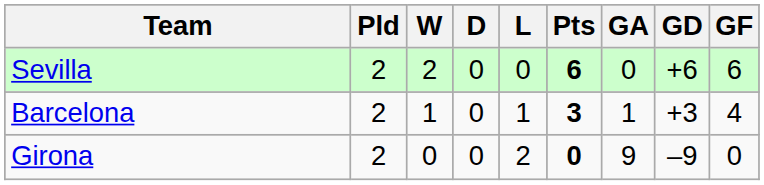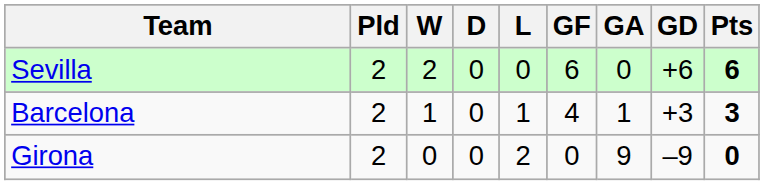columns swapped: (734, 26) <-> (574, 26)
